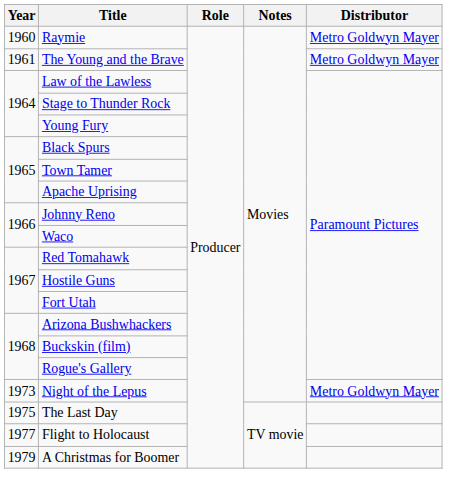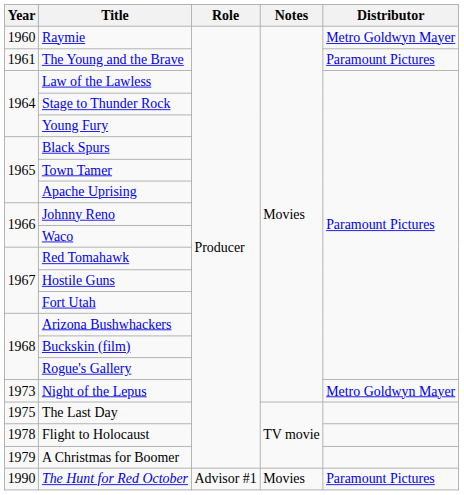(374, 59) Metro Goldwyn Mayer -> (380, 59) Paramount Pictures
(22, 434) 1977 -> (22, 434) 1978
+ row: (115, 479)
